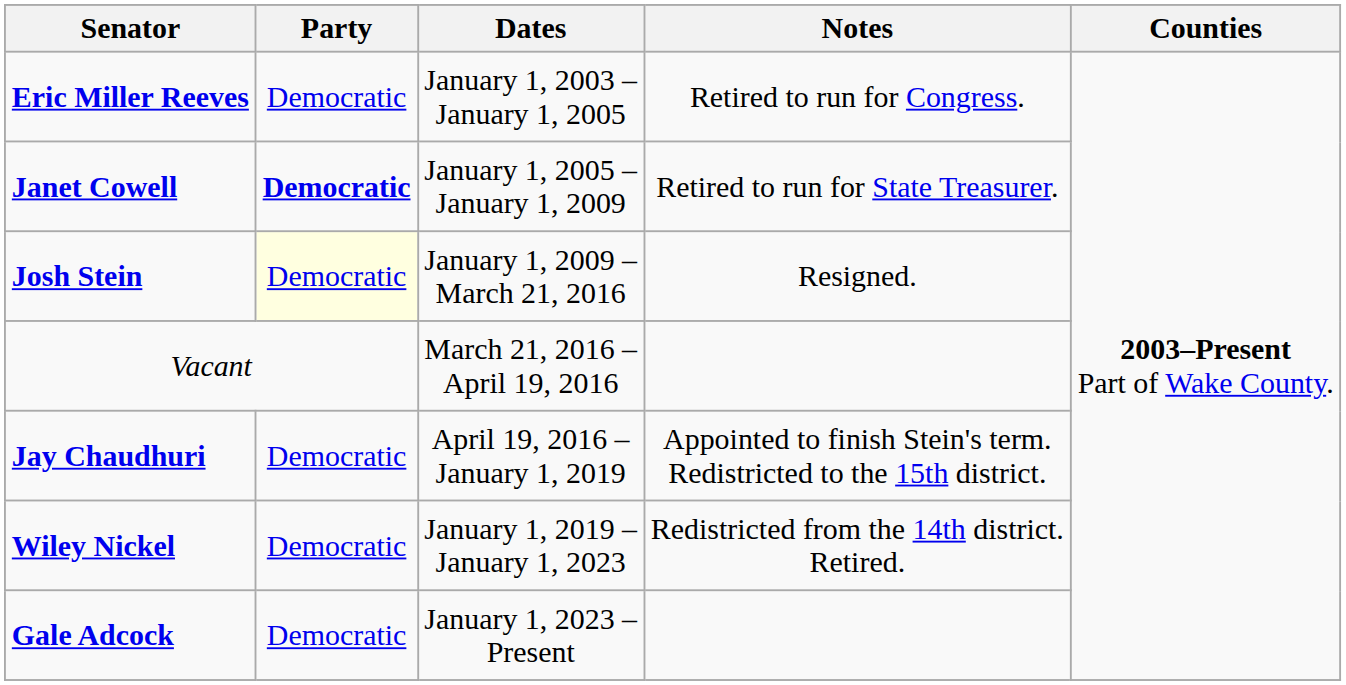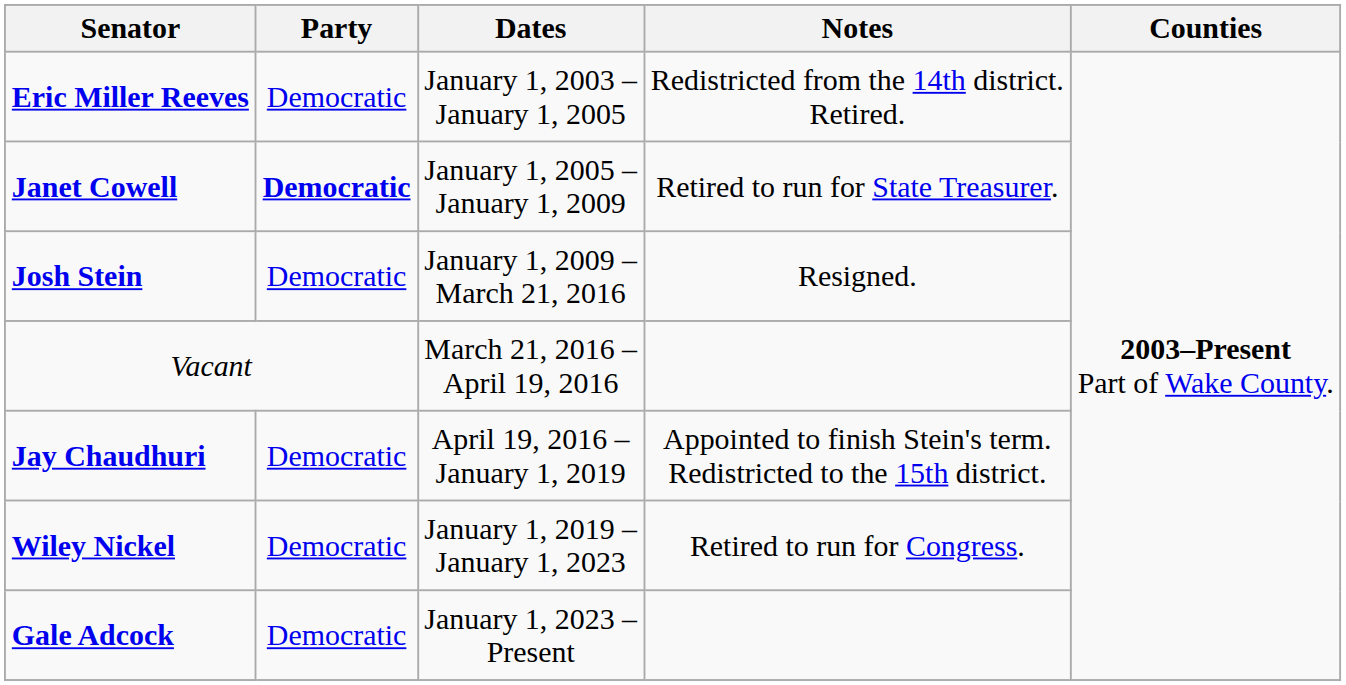(857, 96) Retired to run for Congress. -> (857, 96) Redistricted from the 14th district. Retired.
(337, 276) lightyellow background -> (337, 276) no background
(857, 545) Redistricted from the 14th district. Retired. -> (857, 545) Retired to run for Congress.
